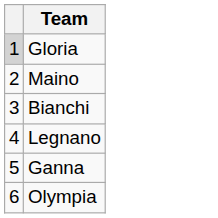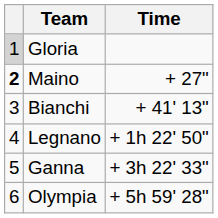+ column: (159, 19)
(14, 78) normal -> (14, 78) bold
